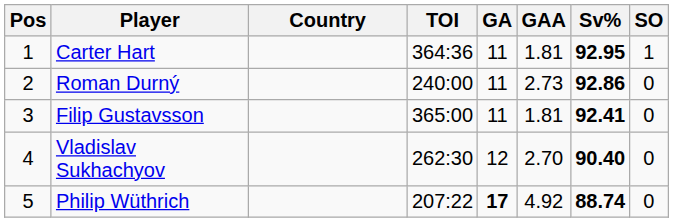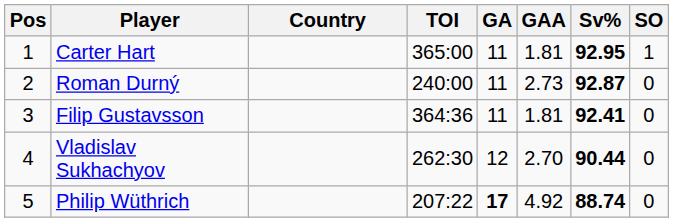(442, 52) 364:36 -> (442, 52) 365:00
(600, 83) 92.86 -> (600, 83) 92.87
(442, 115) 365:00 -> (442, 115) 364:36
(600, 158) 90.40 -> (600, 158) 90.44
